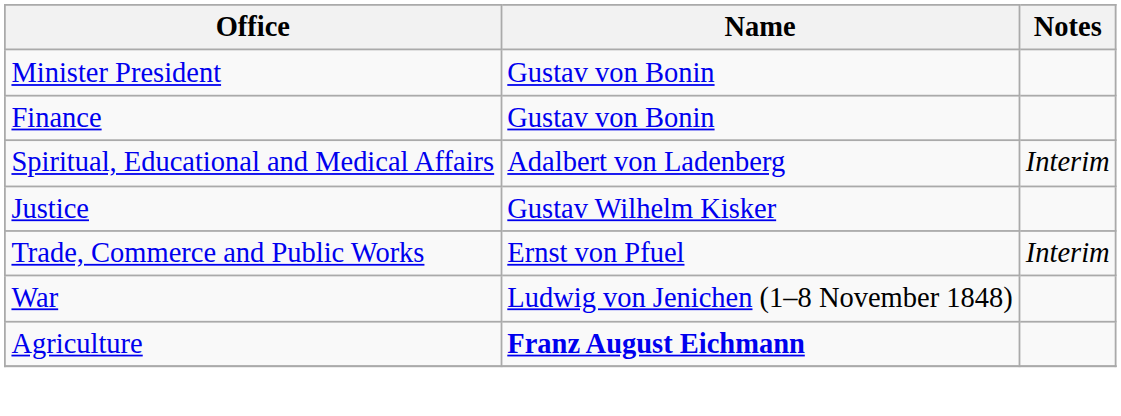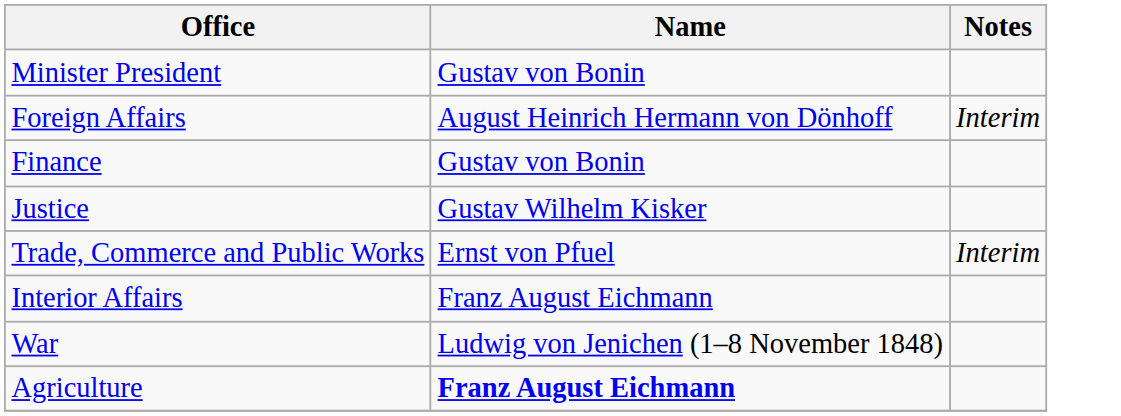+ row: (99, 117)
- row: (253, 162)
+ row: (97, 298)
